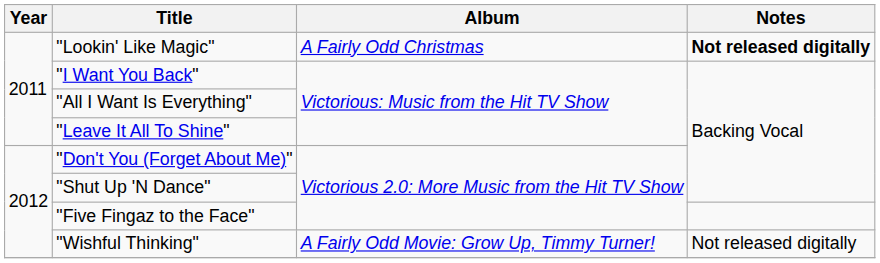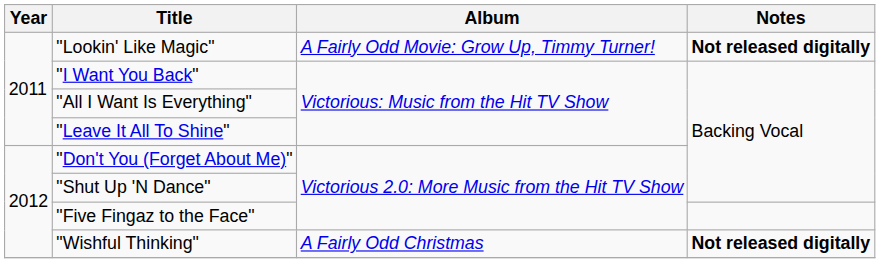(392, 46) A Fairly Odd Christmas -> (478, 46) A Fairly Odd Movie: Grow Up, Timmy Turner!
(478, 243) A Fairly Odd Movie: Grow Up, Timmy Turner! -> (392, 243) A Fairly Odd Christmas
(774, 243) normal -> (781, 243) bold
